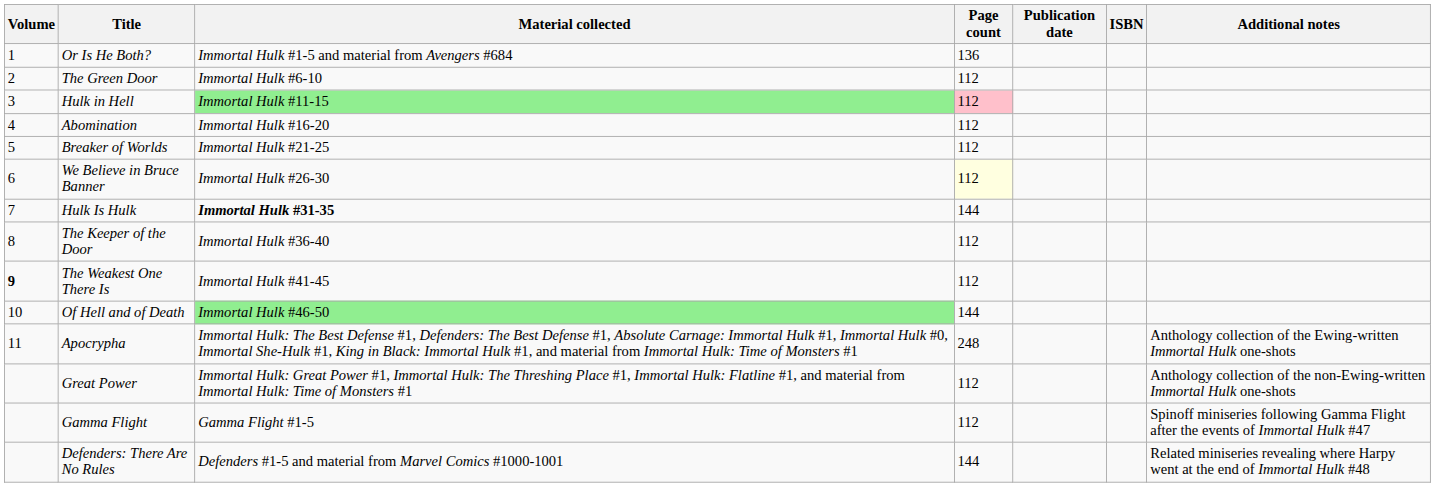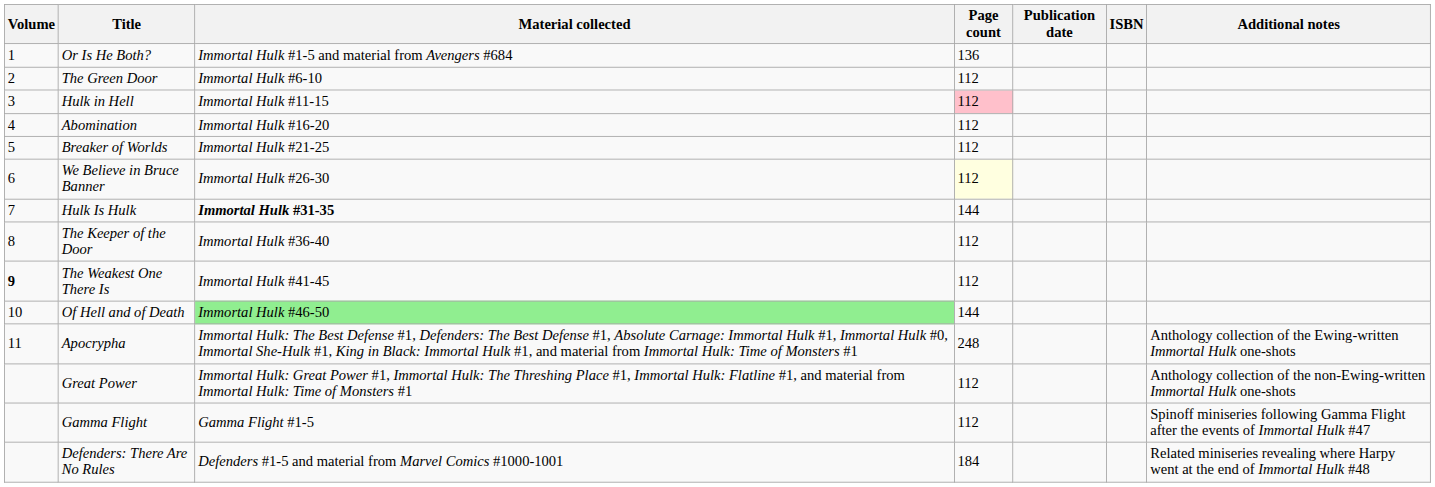(263, 101) lightgreen background -> (263, 101) no background
(968, 462) 144 -> (968, 462) 184
